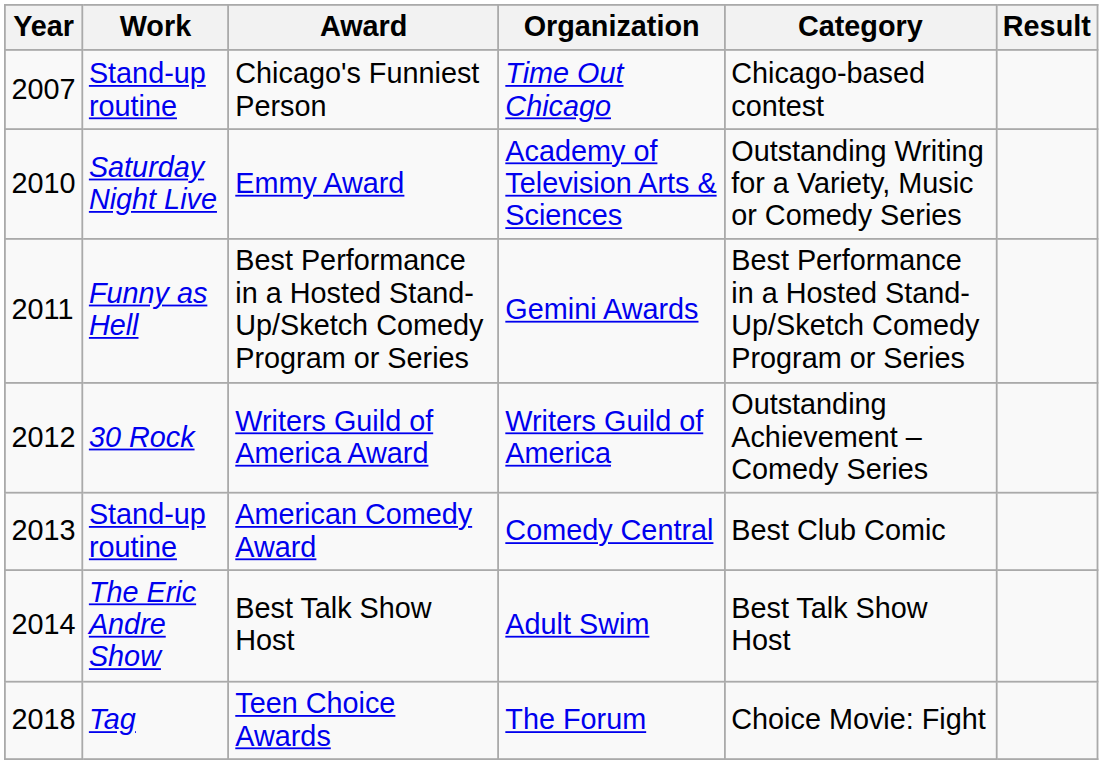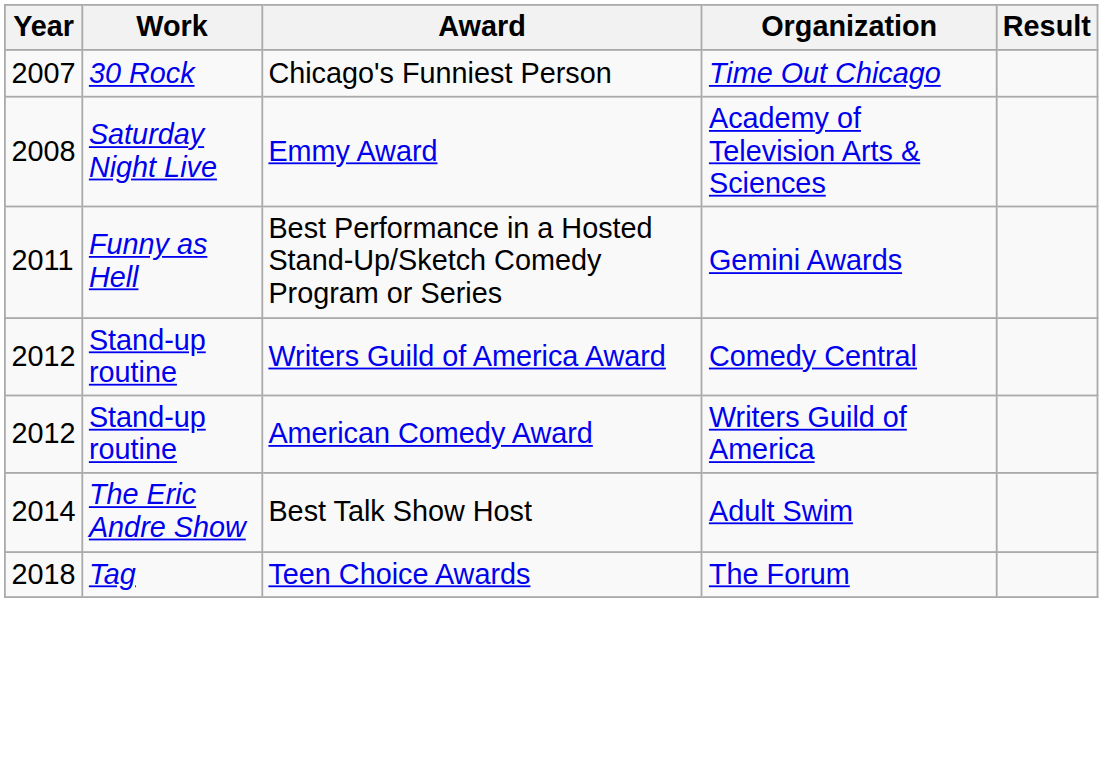- column: (860, 27)
(147, 89) Stand-up routine -> (142, 73) 30 Rock
(44, 183) 2010 -> (44, 151) 2008
(142, 436) 30 Rock -> (147, 355) Stand-up routine
(604, 436) Writers Guild of America -> (813, 355) Comedy Central
(44, 531) 2013 -> (44, 433) 2012
(609, 531) Comedy Central -> (808, 433) Writers Guild of America
